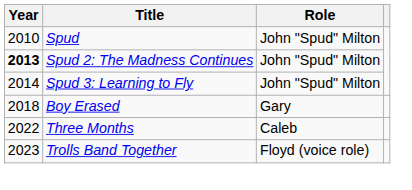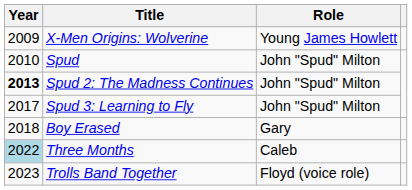+ row: (127, 38)
(24, 83) 2014 -> (24, 106) 2017
(24, 128) no background -> (24, 151) lightblue background
